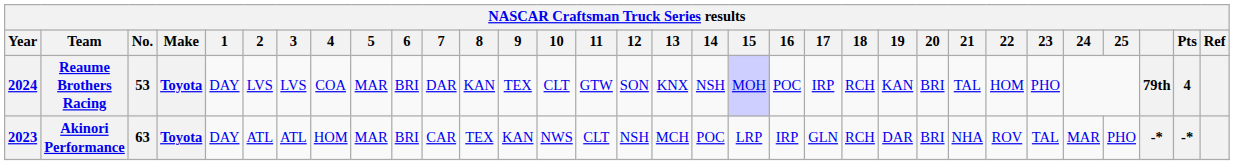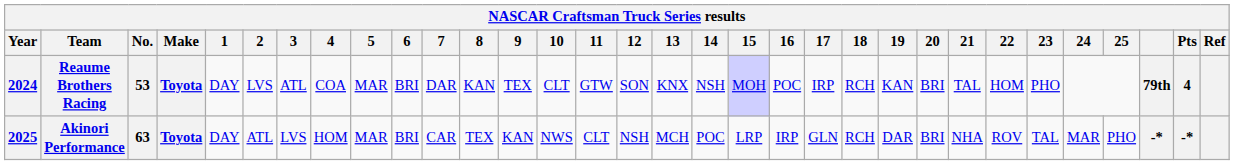(293, 85) LVS -> (293, 85) ATL
(23, 137) 2023 -> (23, 137) 2025
(293, 137) ATL -> (293, 137) LVS
